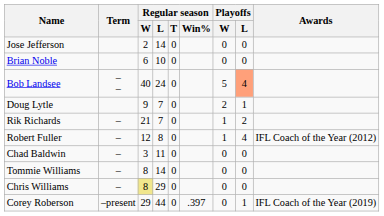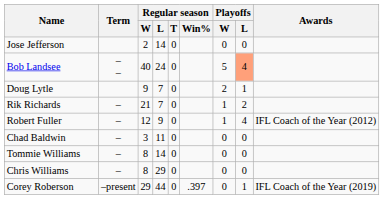- row: (32, 61)
(160, 137) 8 -> (160, 121) 9
(146, 186) khaki background -> (146, 170) no background
